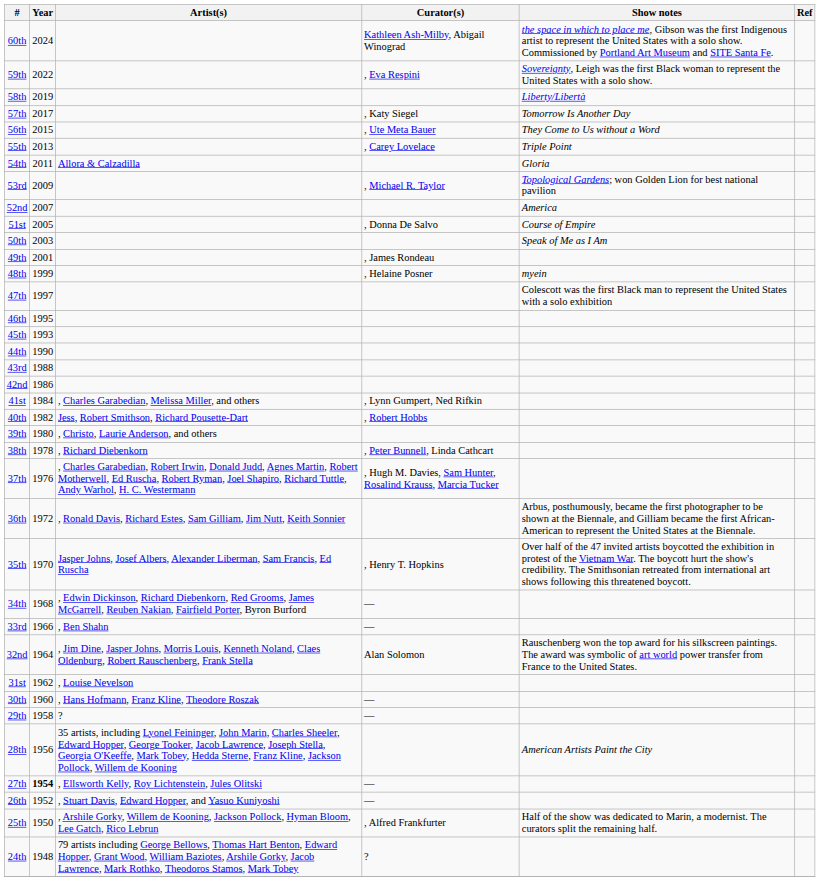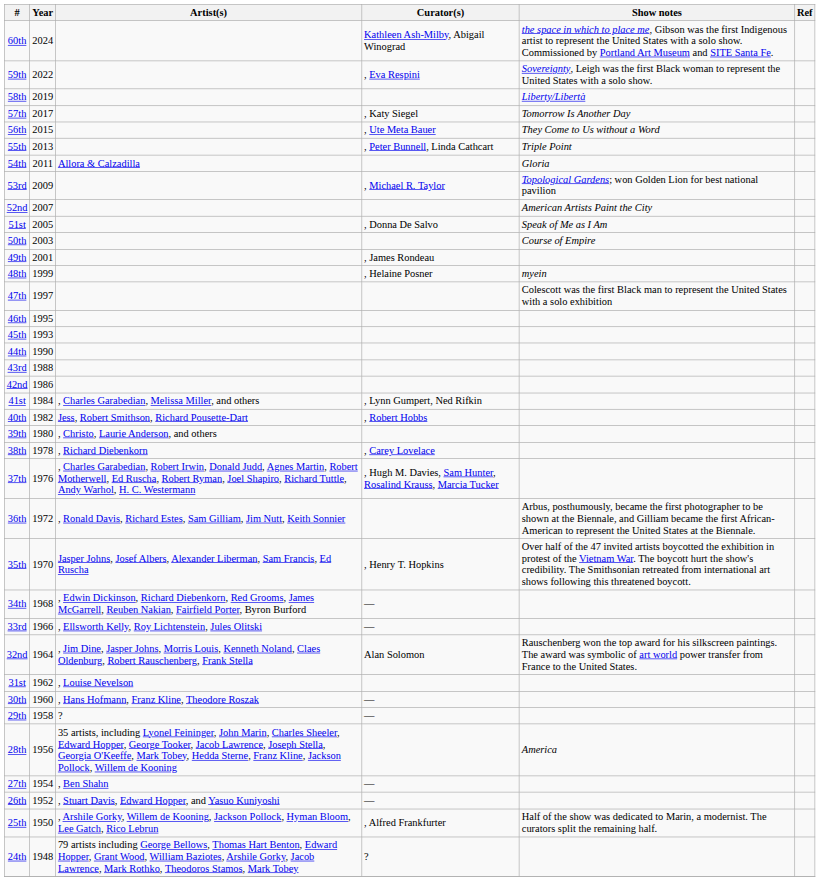(399, 146) , Carey Lovelace -> (429, 146) , Peter Bunnell, Linda Cathcart
(539, 207) America -> (587, 207) American Artists Paint the City
(559, 224) Course of Empire -> (565, 224) Speak of Me as I Am
(565, 240) Speak of Me as I Am -> (559, 240) Course of Empire
(429, 450) , Peter Bunnell, Linda Cathcart -> (399, 450) , Carey Lovelace
(83, 626) , Ben Shahn -> (160, 626) , Ellsworth Kelly, Roy Lichtenstein, Jules Olitski
(587, 750) American Artists Paint the City -> (539, 750) America
(43, 784) bold -> (43, 784) normal
(160, 784) , Ellsworth Kelly, Roy Lichtenstein, Jules Olitski -> (83, 784) , Ben Shahn
